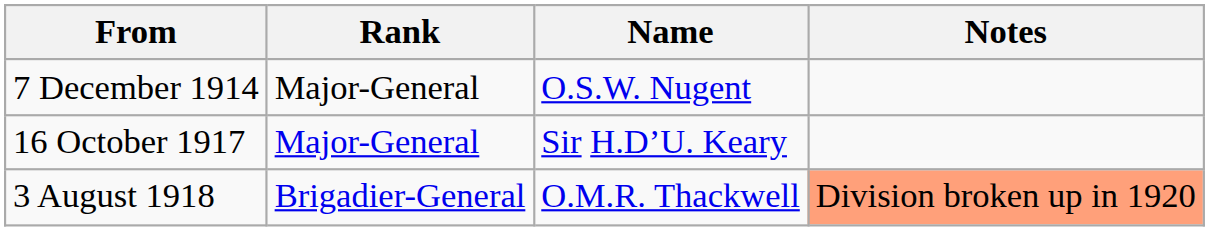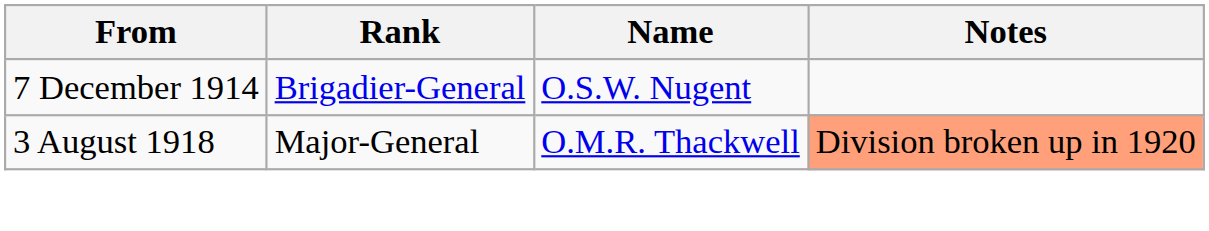(377, 86) Major-General -> (400, 86) Brigadier-General
- row: (129, 141)
(400, 196) Brigadier-General -> (377, 141) Major-General
